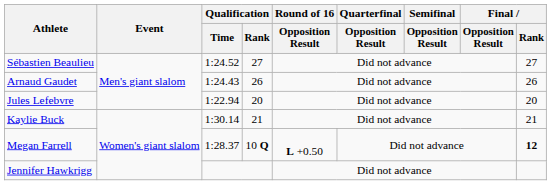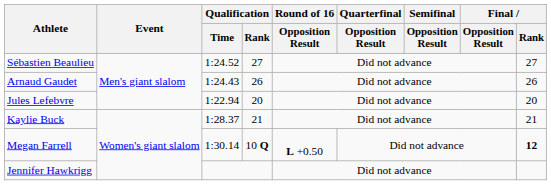(222, 119) 1:30.14 -> (222, 119) 1:28.37
(222, 145) 1:28.37 -> (222, 145) 1:30.14
